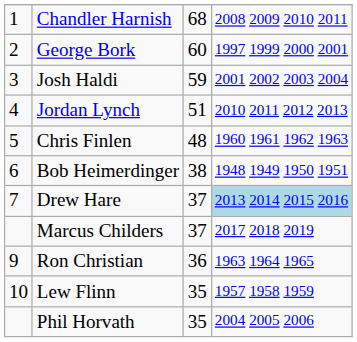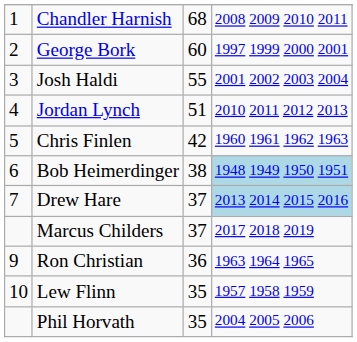(197, 79) 59 -> (197, 79) 55
(197, 140) 48 -> (197, 140) 42
(282, 170) no background -> (282, 170) lightblue background
